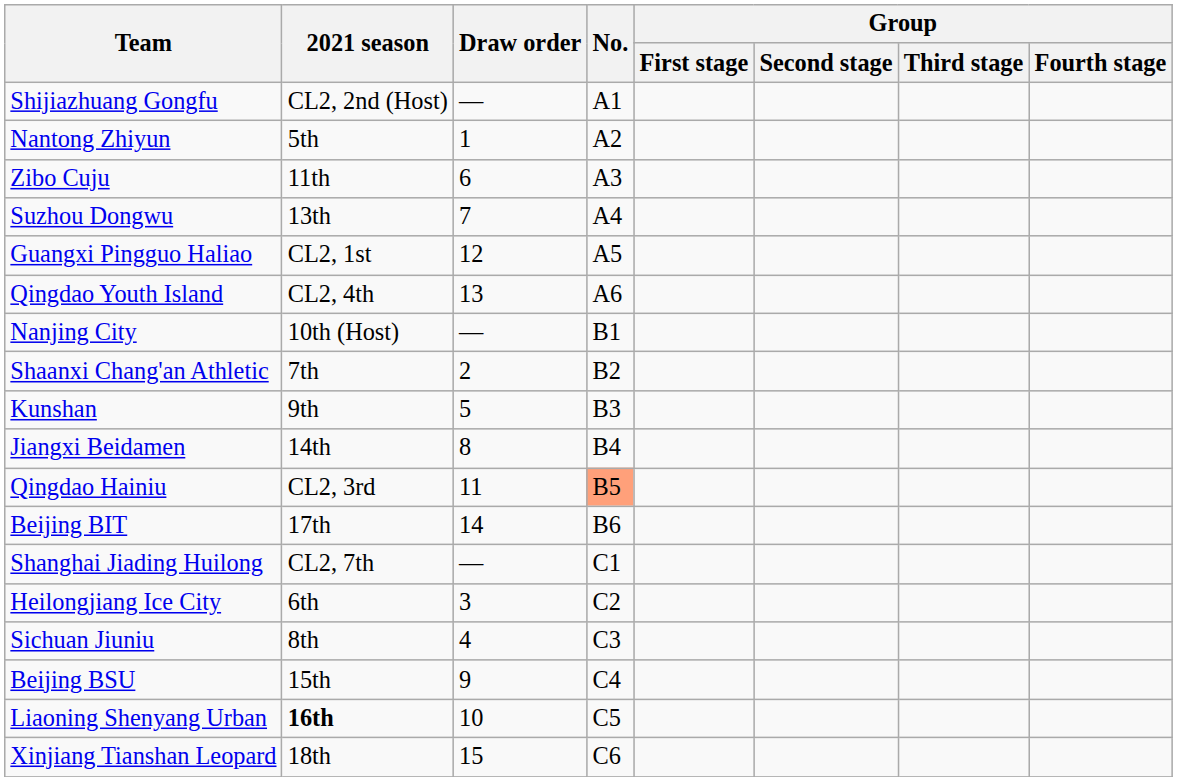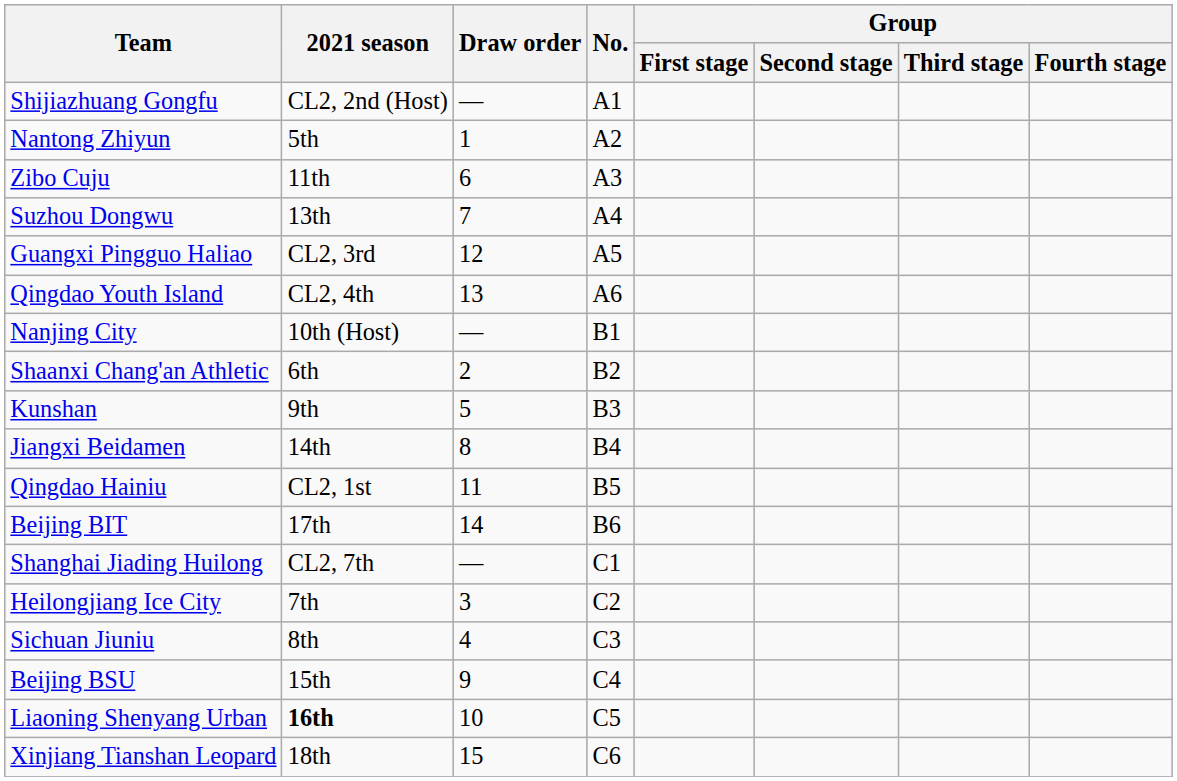(330, 255) CL2, 1st -> (332, 255) CL2, 3rd
(303, 370) 7th -> (303, 370) 6th
(332, 486) CL2, 3rd -> (330, 486) CL2, 1st
(607, 486) lightsalmon background -> (607, 486) no background
(303, 602) 6th -> (303, 602) 7th
